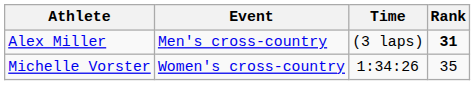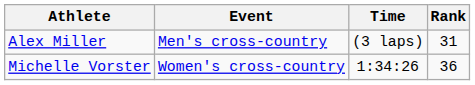(448, 42) bold -> (448, 42) normal
(448, 67) 35 -> (448, 67) 36
